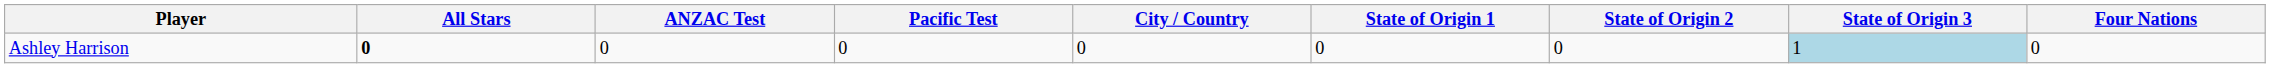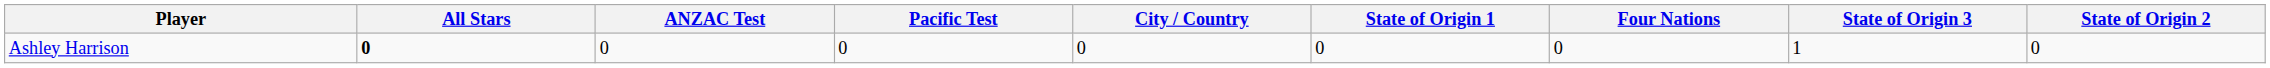columns swapped: (1669, 18) <-> (2146, 18)
(1797, 47) lightblue background -> (1797, 47) no background
